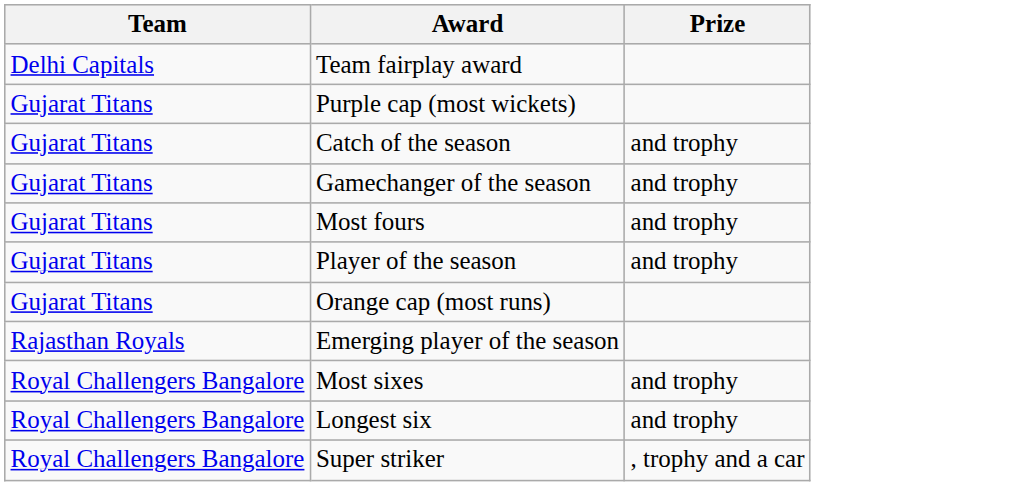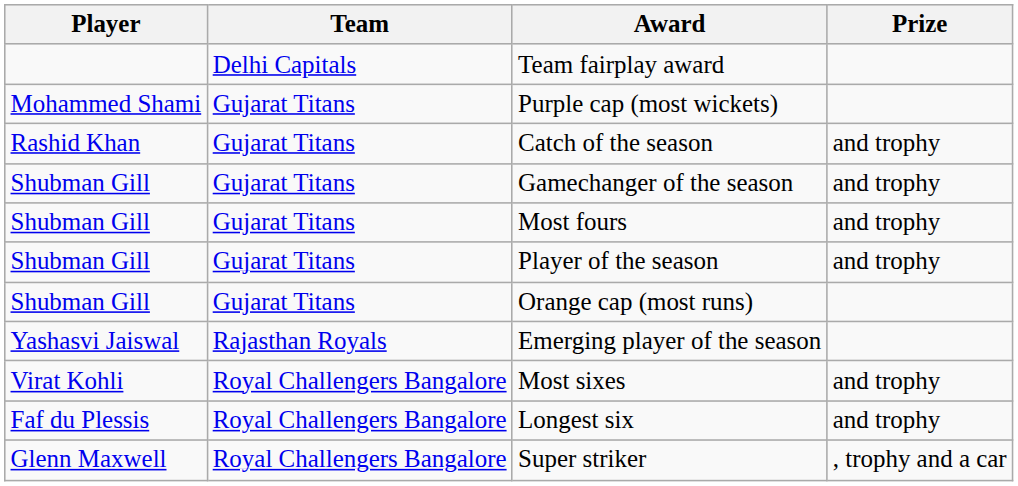+ column: (106, 24)
